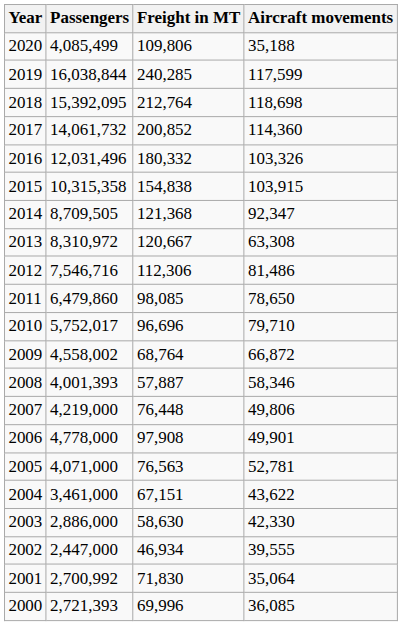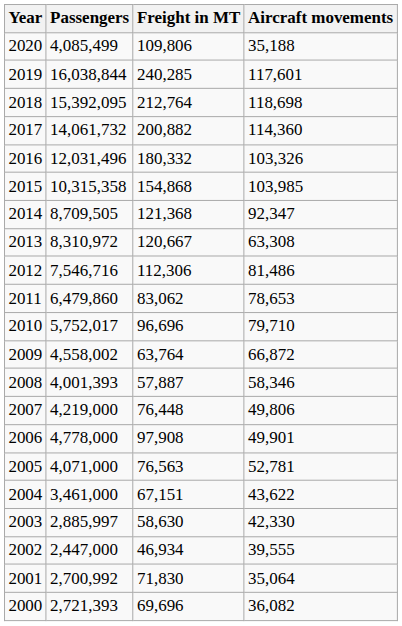(275, 74) 117,599 -> (275, 74) 117,601
(165, 130) 200,852 -> (165, 130) 200,882
(165, 186) 154,838 -> (165, 186) 154,868
(276, 186) 103,915 -> (276, 186) 103,985
(160, 298) 98,085 -> (160, 298) 83,062
(271, 298) 78,650 -> (271, 298) 78,653
(160, 354) 68,764 -> (160, 354) 63,764
(84, 522) 2,886,000 -> (84, 522) 2,885,997
(160, 606) 69,996 -> (160, 606) 69,696
(271, 606) 36,085 -> (271, 606) 36,082
